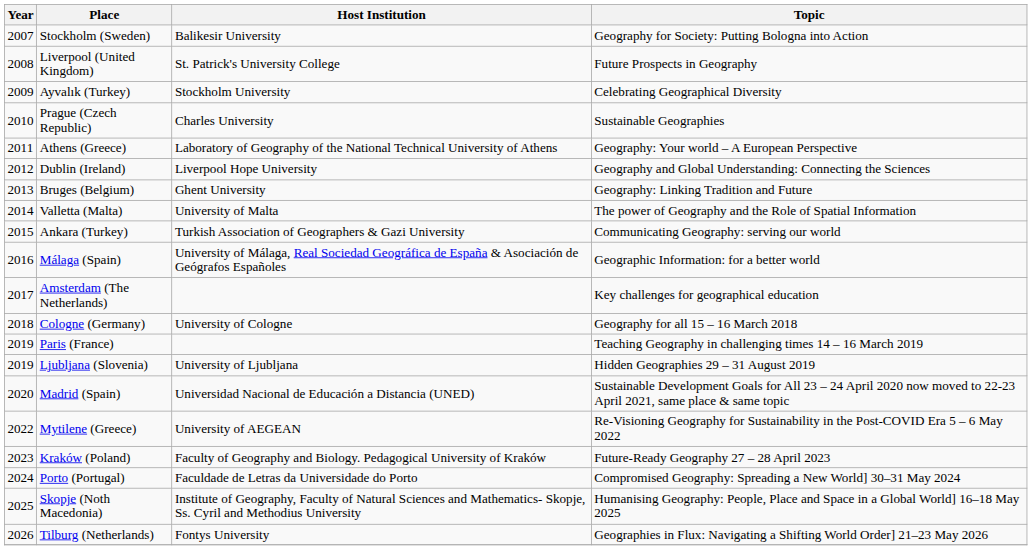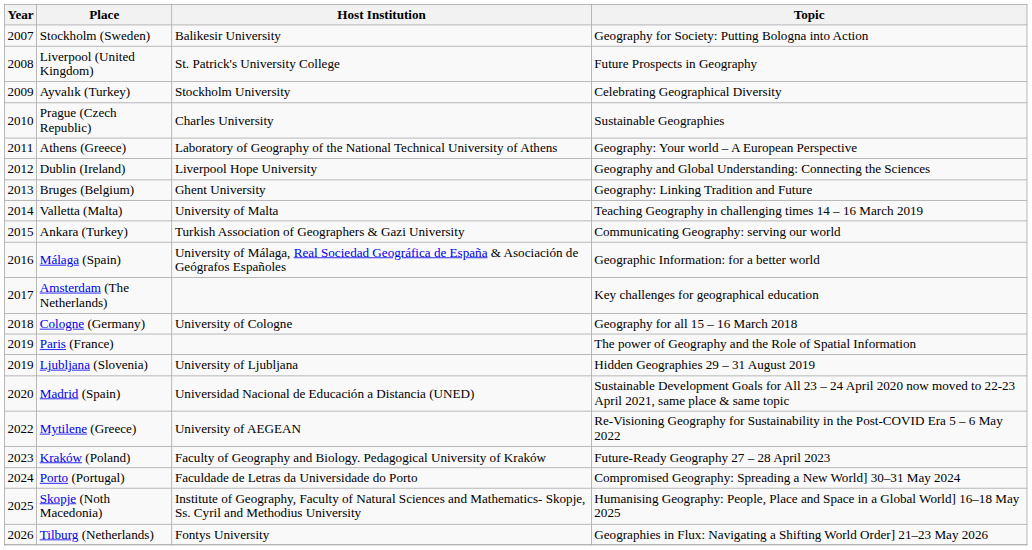(755, 210) The power of Geography and the Role of Spatial Information -> (759, 210) Teaching Geography in challenging times 14 – 16 March 2019
(759, 344) Teaching Geography in challenging times 14 – 16 March 2019 -> (755, 344) The power of Geography and the Role of Spatial Information
